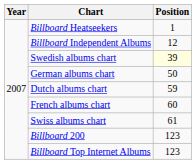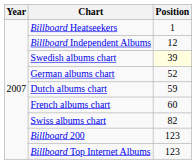(172, 74) 50 -> (172, 74) 52
(172, 120) 61 -> (172, 120) 82
